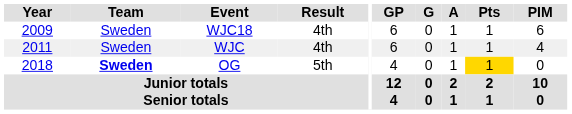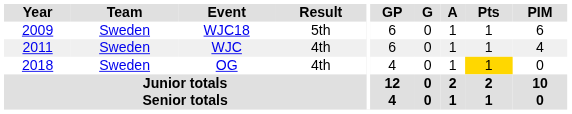(323, 30) 4th -> (321, 30) 5th
(126, 65) bold -> (125, 65) normal
(323, 65) 5th -> (321, 65) 4th
